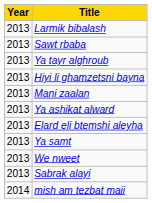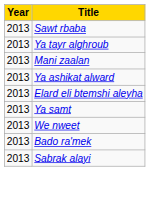- row: (70, 29)
- row: (89, 77)
+ row: (63, 142)
- row: (80, 190)
